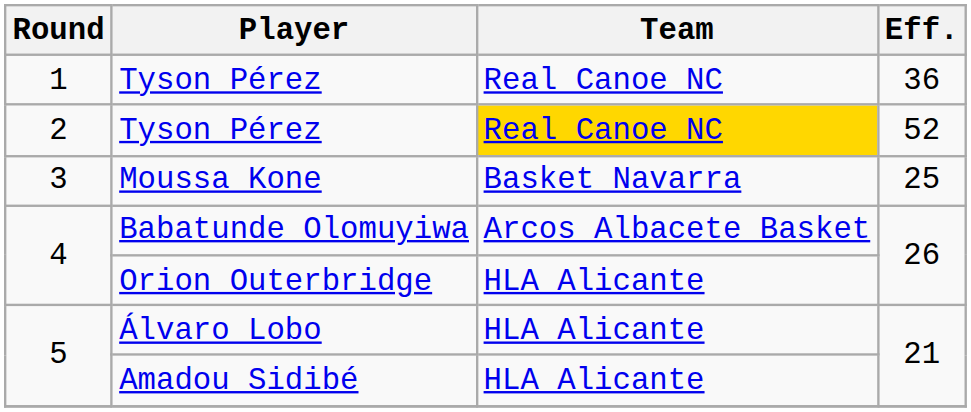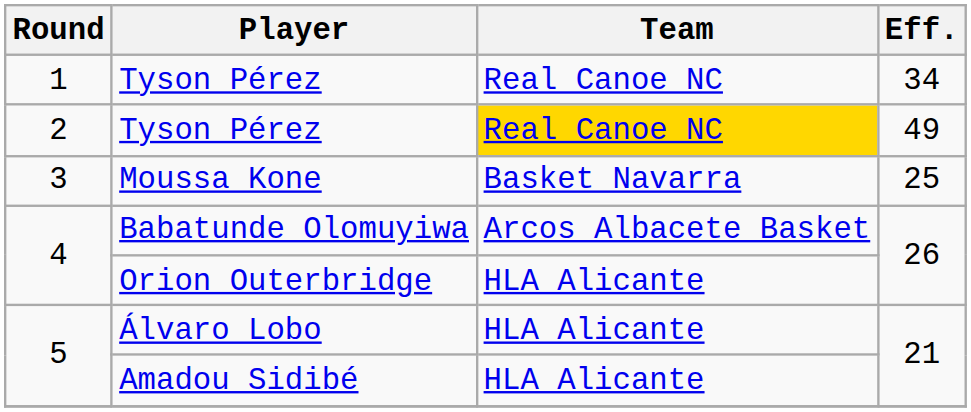(922, 80) 36 -> (922, 80) 34
(922, 130) 52 -> (922, 130) 49
